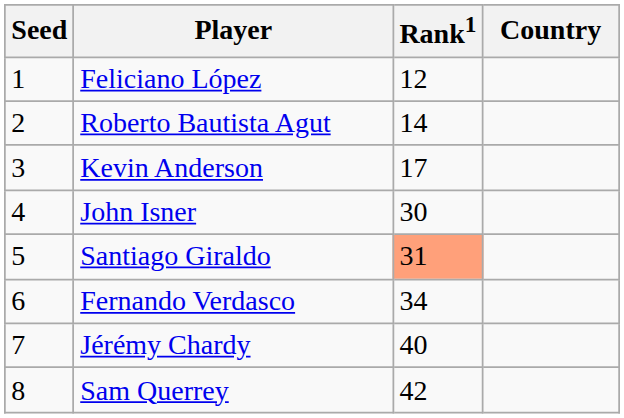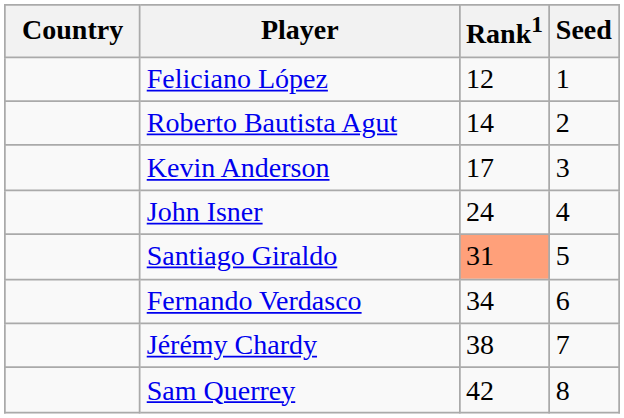columns swapped: (551, 30) <-> (39, 30)
(413, 211) 30 -> (480, 211) 24
(413, 345) 40 -> (480, 345) 38
